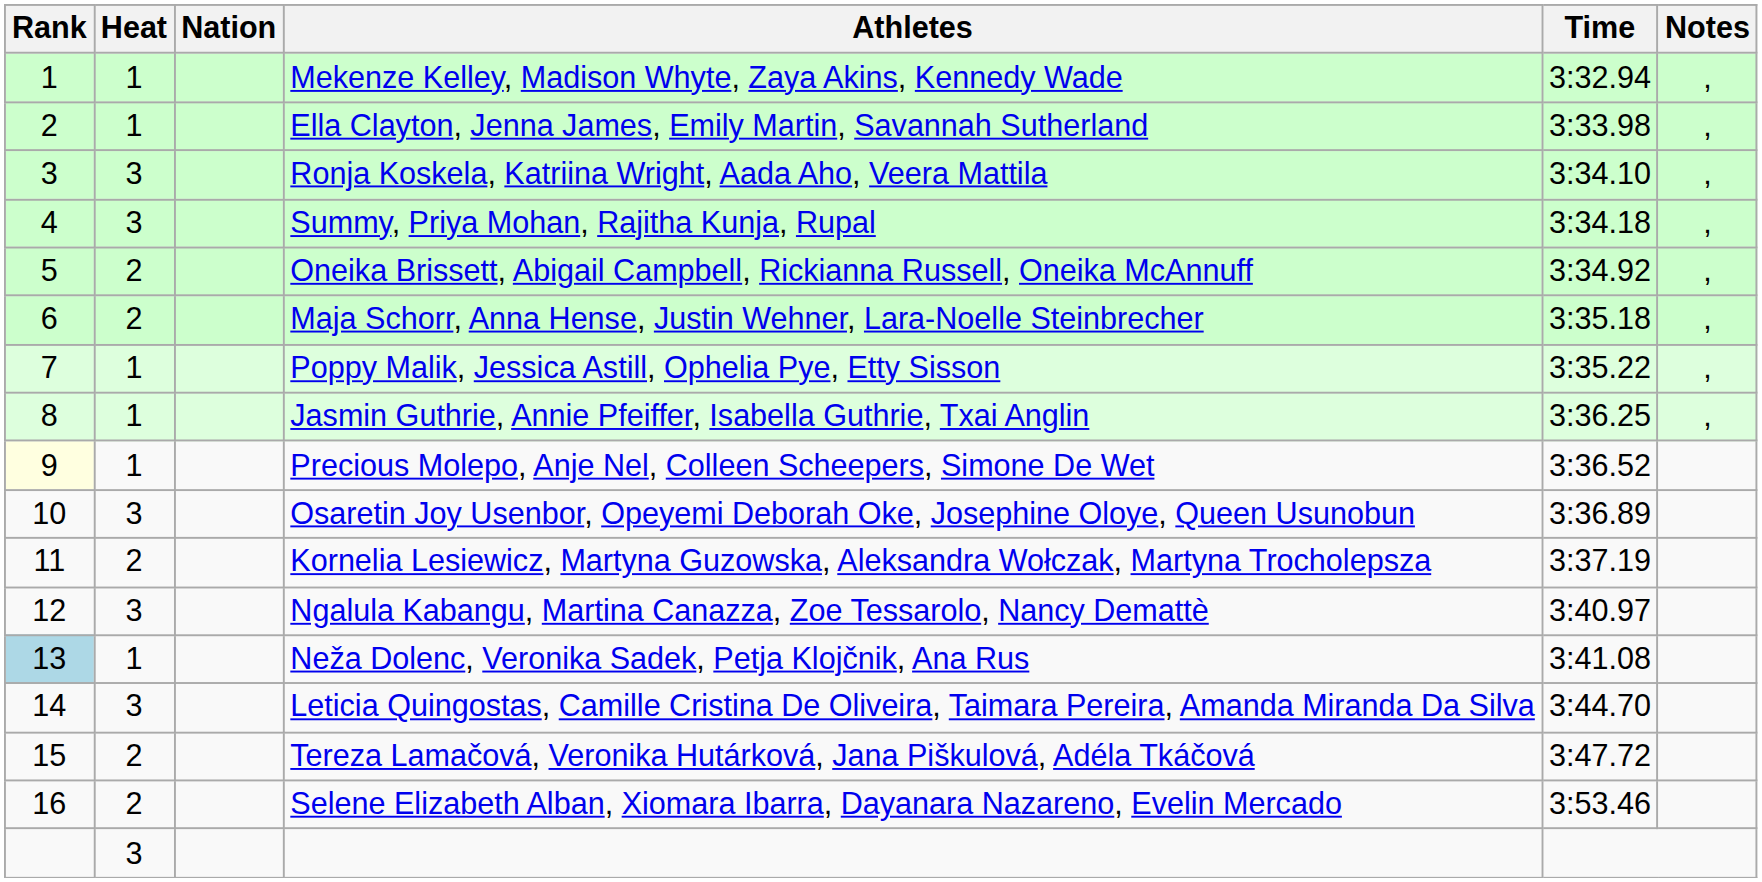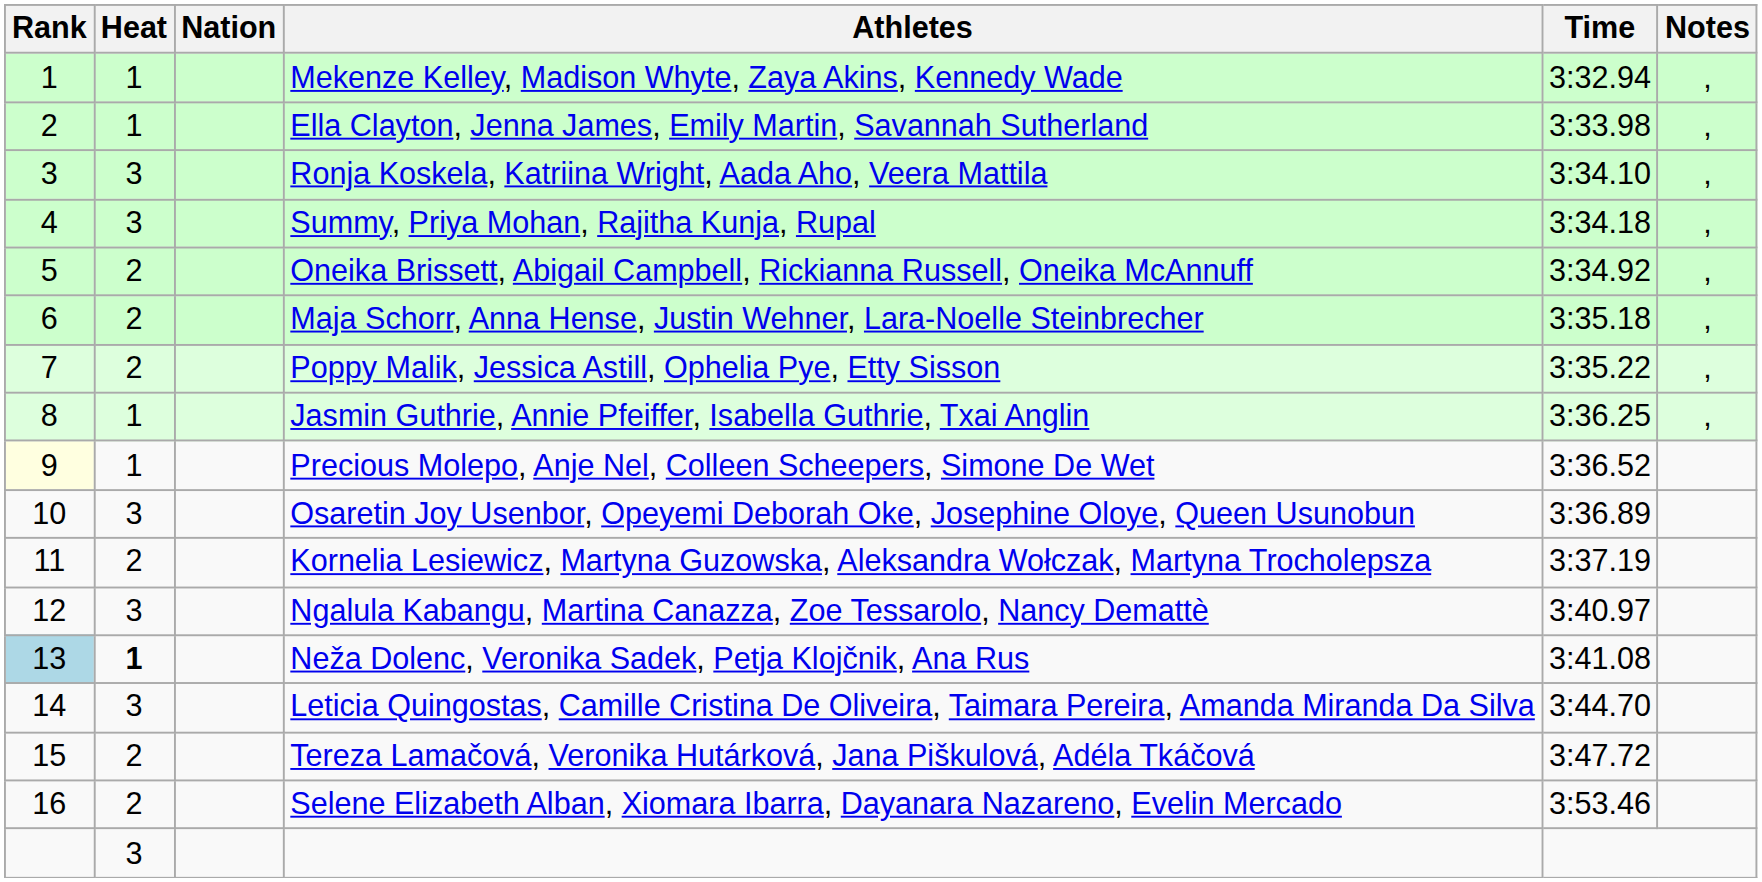(134, 367) 1 -> (134, 367) 2
(134, 658) normal -> (134, 658) bold
